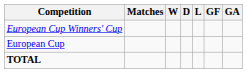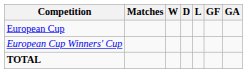rows swapped: (36, 44) <-> (65, 28)
